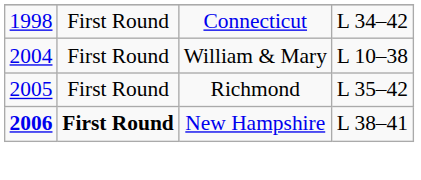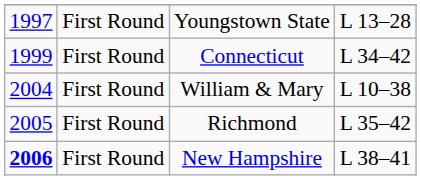+ row: (252, 21)
(31, 21) 1998 -> (31, 55) 1999
(118, 123) bold -> (113, 157) normal
